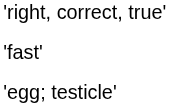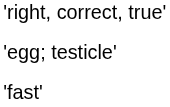rows swapped: (60, 92) <-> (23, 52)
